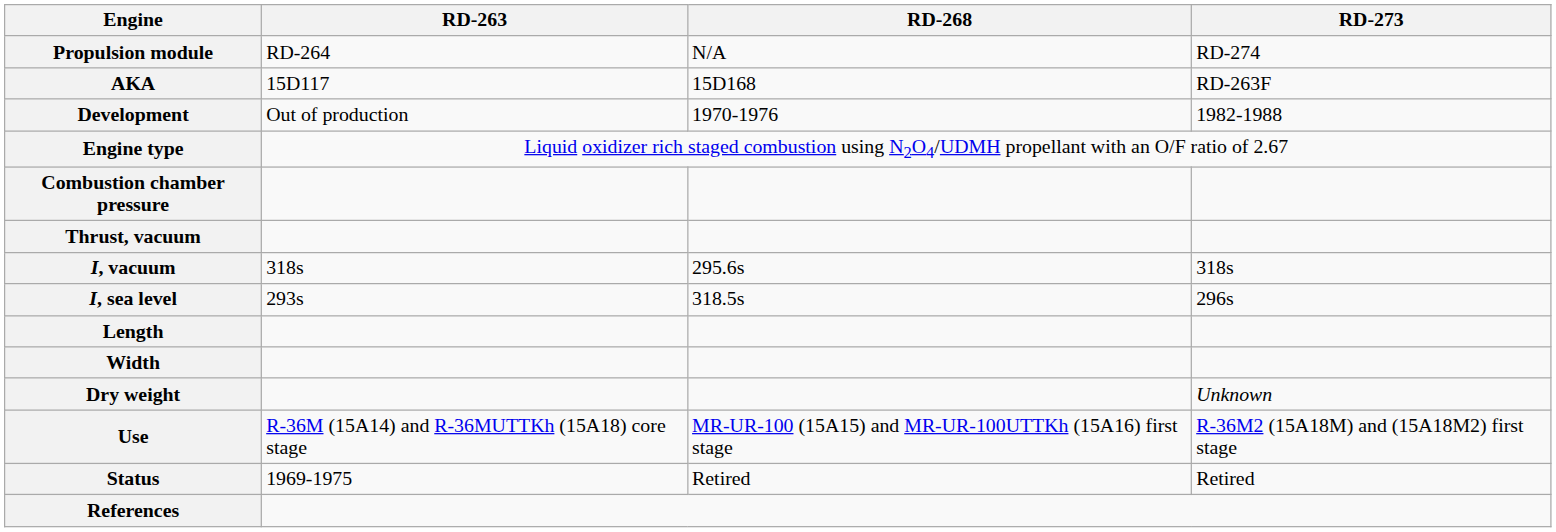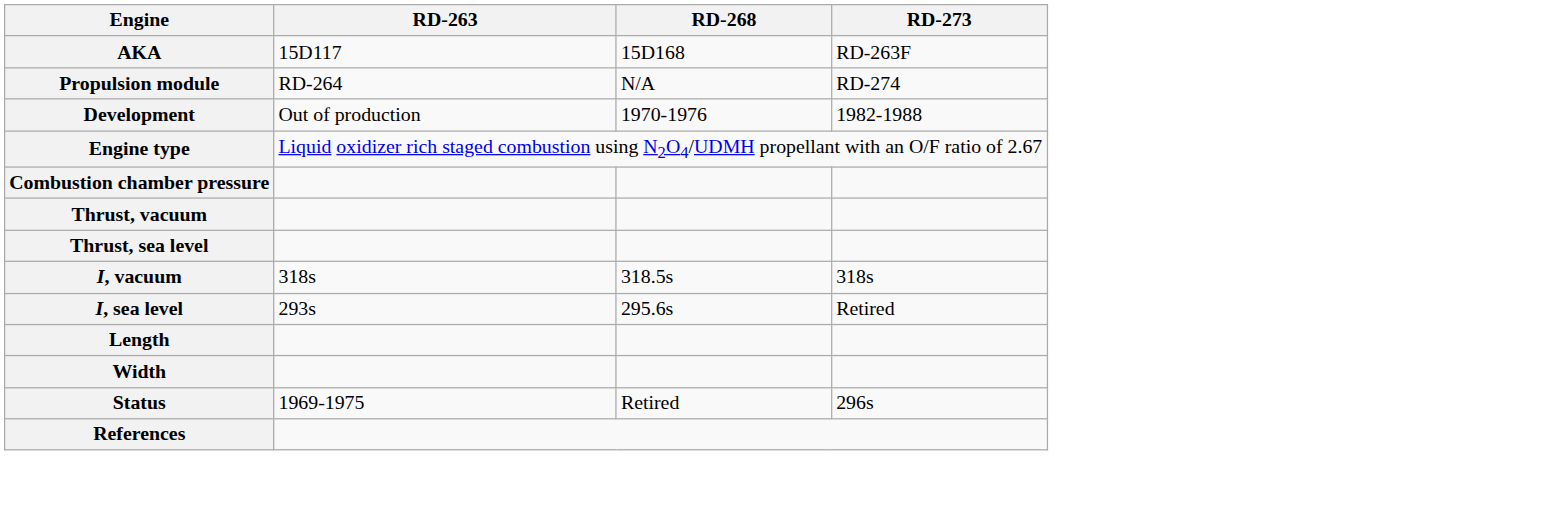rows swapped: (133, 83) <-> (133, 51)
+ row: (139, 245)
(718, 268) 295.6s -> (647, 277) 318.5s
(718, 299) 318.5s -> (647, 308) 295.6s
(1215, 299) 296s -> (865, 308) Retired
- row: (133, 393)
- row: (133, 436)
(1225, 479) Retired -> (855, 403) 296s
